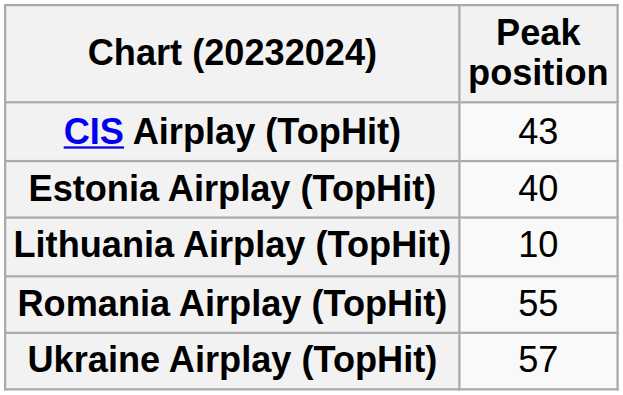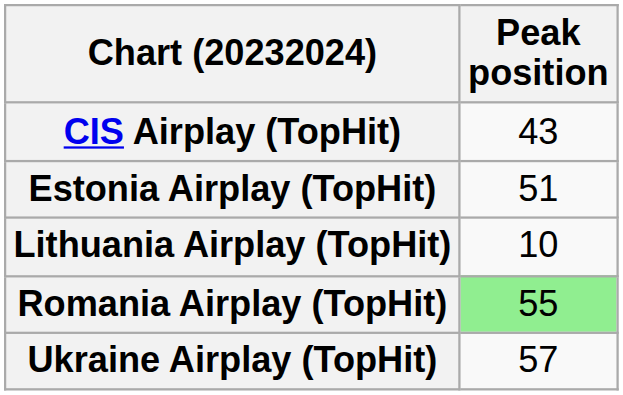(538, 188) 40 -> (538, 188) 51
(538, 303) no background -> (538, 303) lightgreen background
